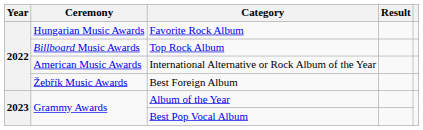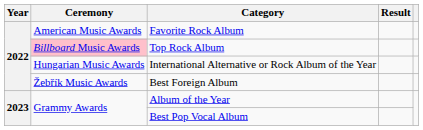(89, 30) Hungarian Music Awards -> (88, 30) American Music Awards
(87, 47) no background -> (87, 47) pink background
(88, 64) American Music Awards -> (89, 64) Hungarian Music Awards
